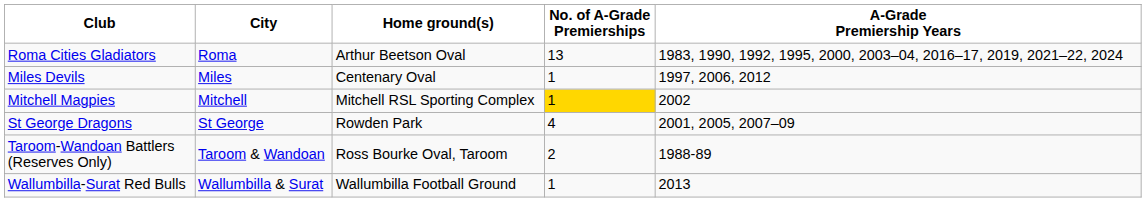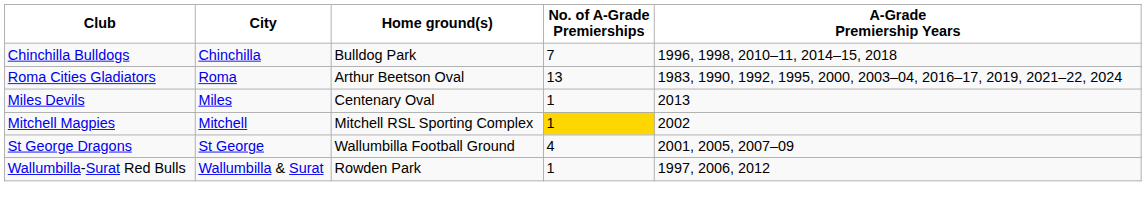+ row: (69, 54)
(715, 77) 1997, 2006, 2012 -> (674, 100) 2013
(379, 123) Rowden Park -> (425, 146) Wallumbilla Football Ground
- row: (91, 154)
(426, 185) Wallumbilla Football Ground -> (378, 169) Rowden Park
(675, 185) 2013 -> (714, 169) 1997, 2006, 2012
